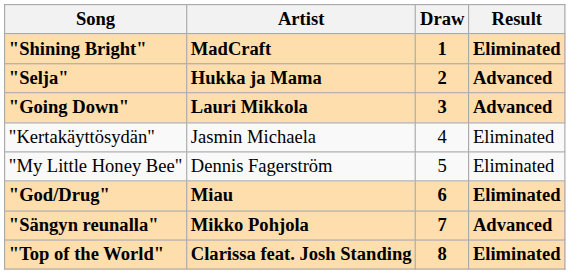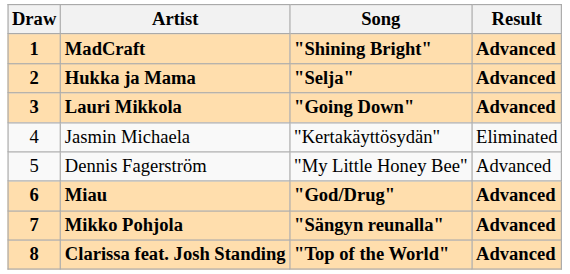columns swapped: (442, 19) <-> (96, 19)
(517, 48) Eliminated -> (516, 48) Advanced
(514, 166) Eliminated -> (514, 166) Advanced
(517, 195) Eliminated -> (516, 195) Advanced
(517, 254) Eliminated -> (516, 254) Advanced
